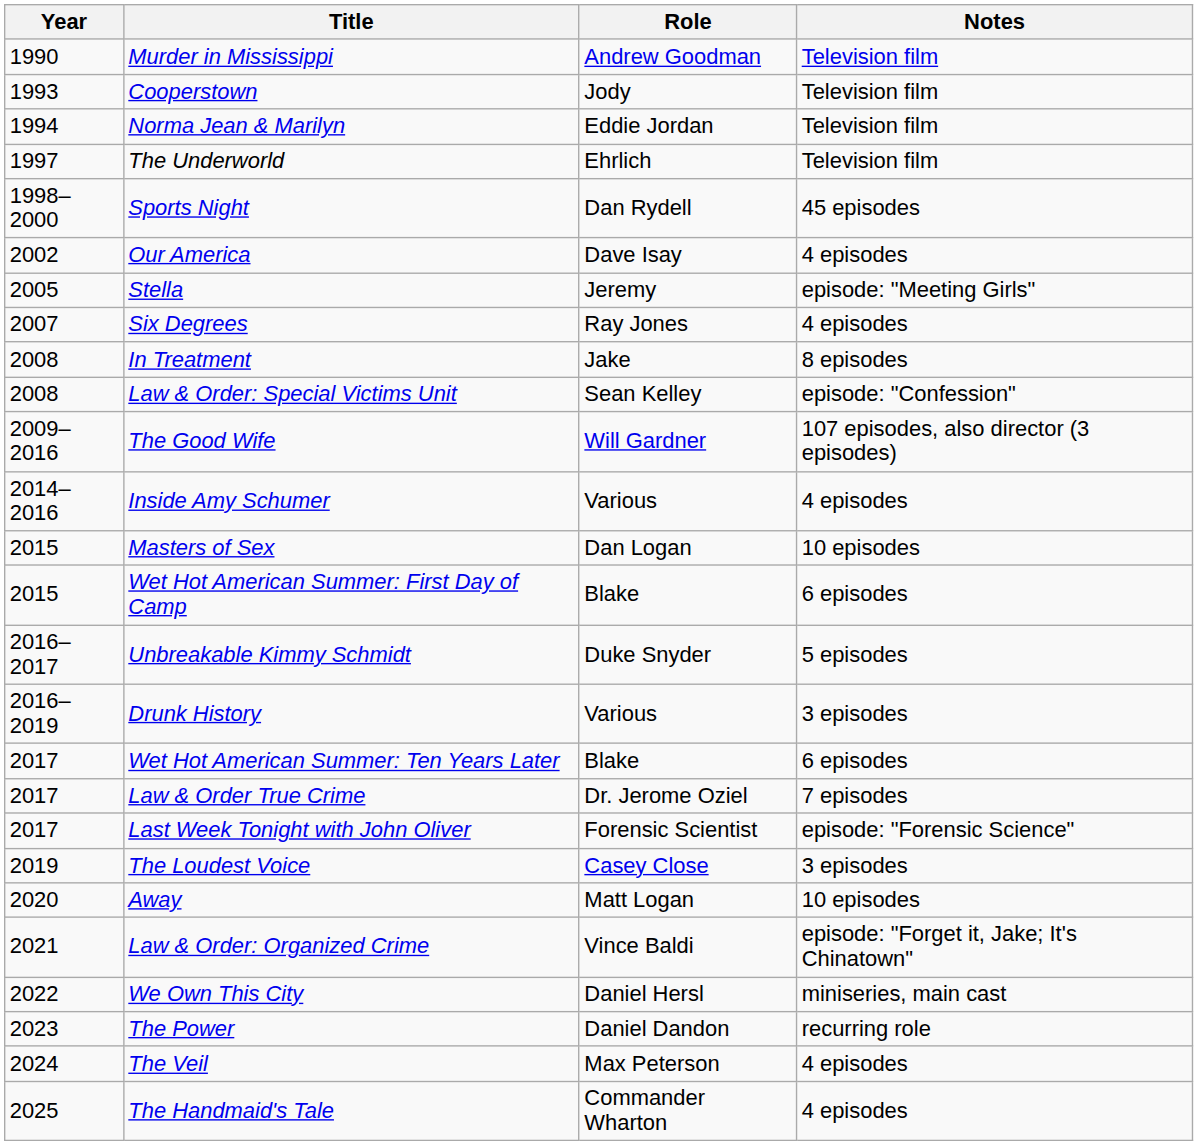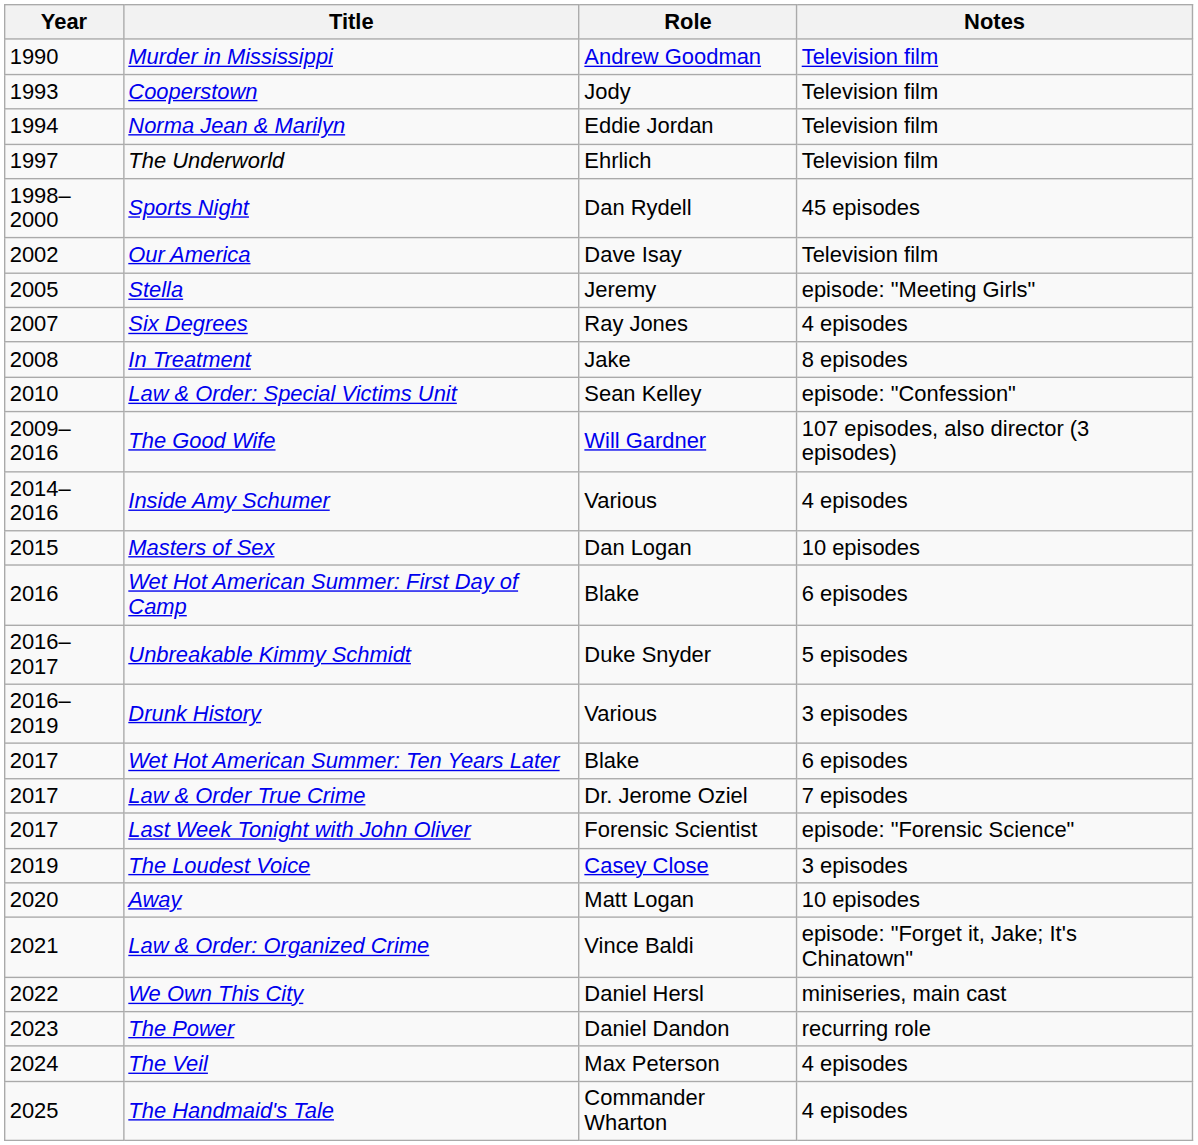(855, 255) 4 episodes -> (870, 255) Television film
(34, 394) 2008 -> (34, 394) 2010
(34, 594) 2015 -> (34, 594) 2016
